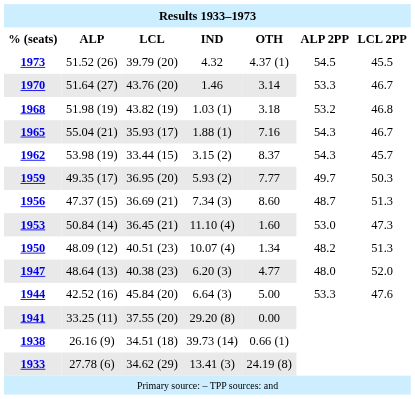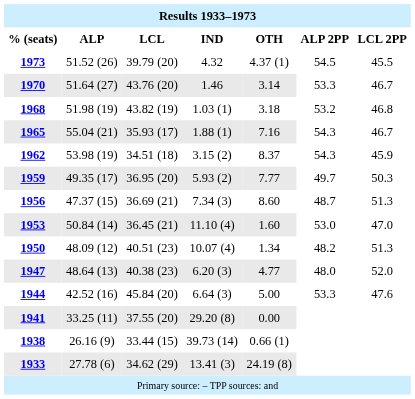(152, 154) 33.44 (15) -> (152, 154) 34.51 (18)
(382, 154) 45.7 -> (382, 154) 45.9
(382, 224) 47.3 -> (382, 224) 47.0
(152, 340) 34.51 (18) -> (152, 340) 33.44 (15)
